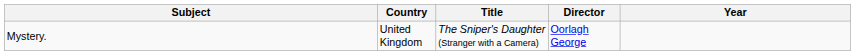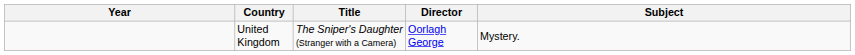columns swapped: (735, 13) <-> (191, 13)
